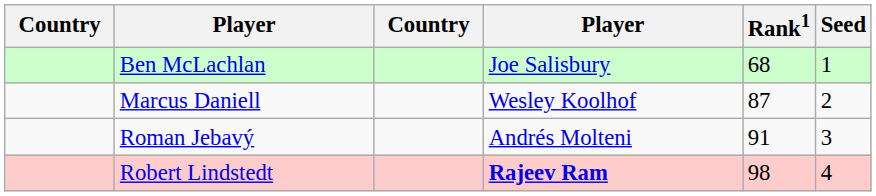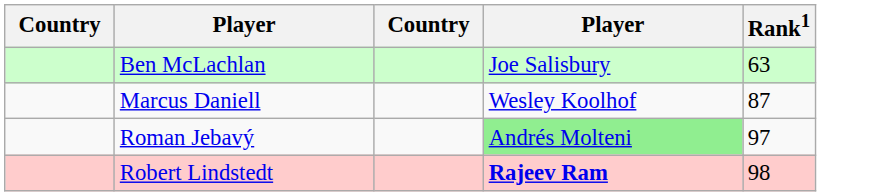- column: (843, 25)
(759, 64) 68 -> (759, 64) 63
(560, 136) no background -> (560, 136) lightgreen background
(759, 136) 91 -> (759, 136) 97
